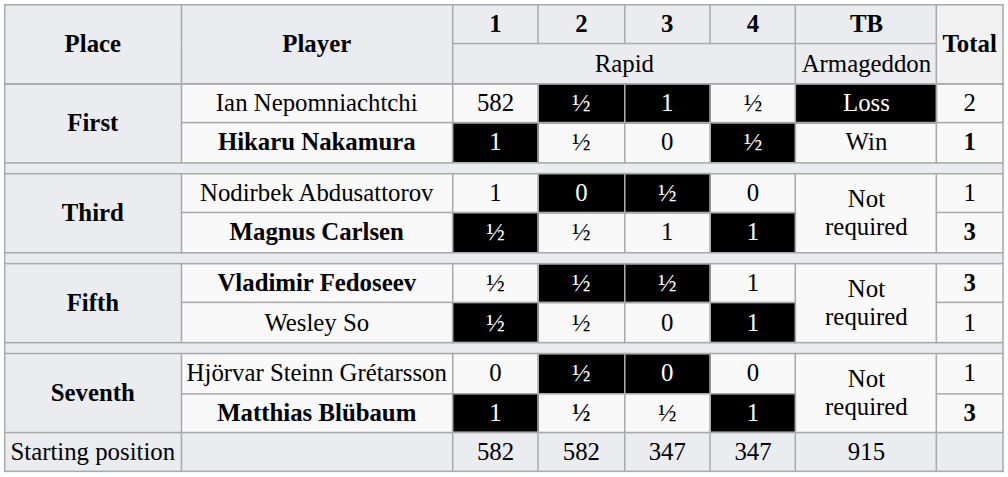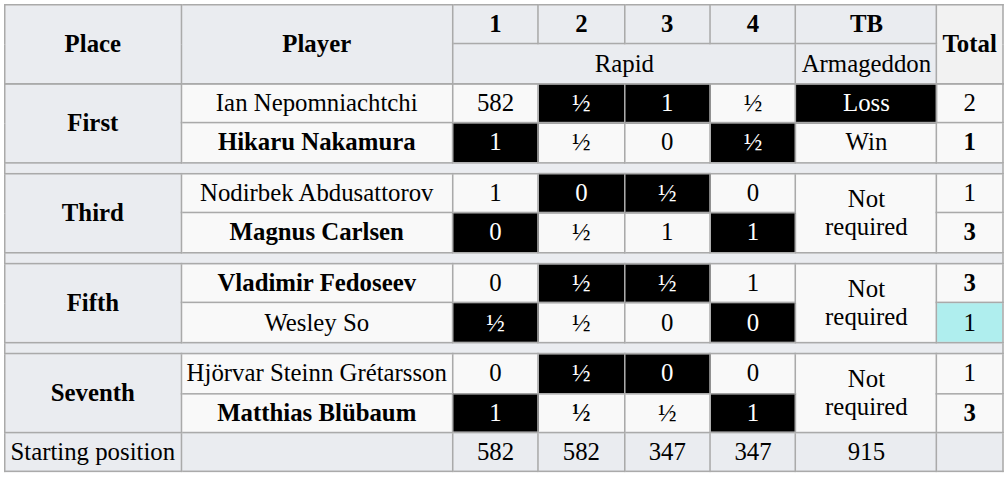(496, 232) ½ -> (496, 232) 0
(496, 283) ½ -> (496, 283) 0
(753, 322) 1 -> (753, 322) 0
(970, 322) no background -> (970, 322) paleturquoise background
